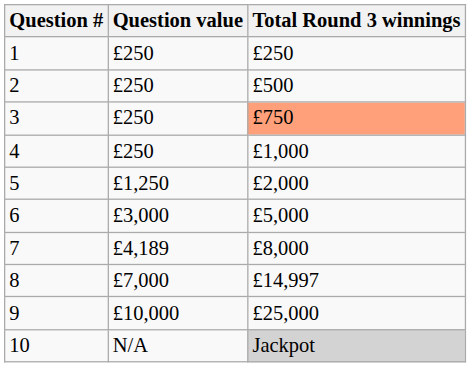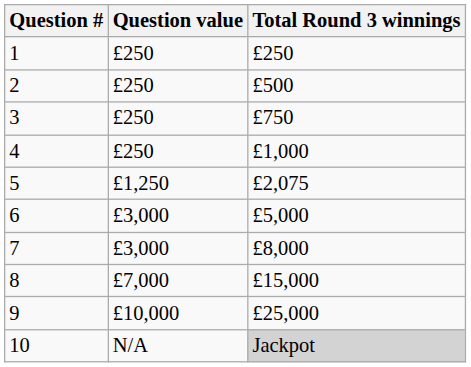(273, 118) lightsalmon background -> (273, 118) no background
(281, 183) £2,000 -> (281, 183) £2,075
(141, 248) £4,189 -> (141, 248) £3,000
(286, 280) £14,997 -> (286, 280) £15,000
